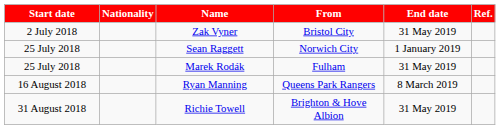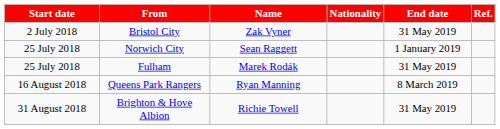columns swapped: (128, 13) <-> (329, 13)
